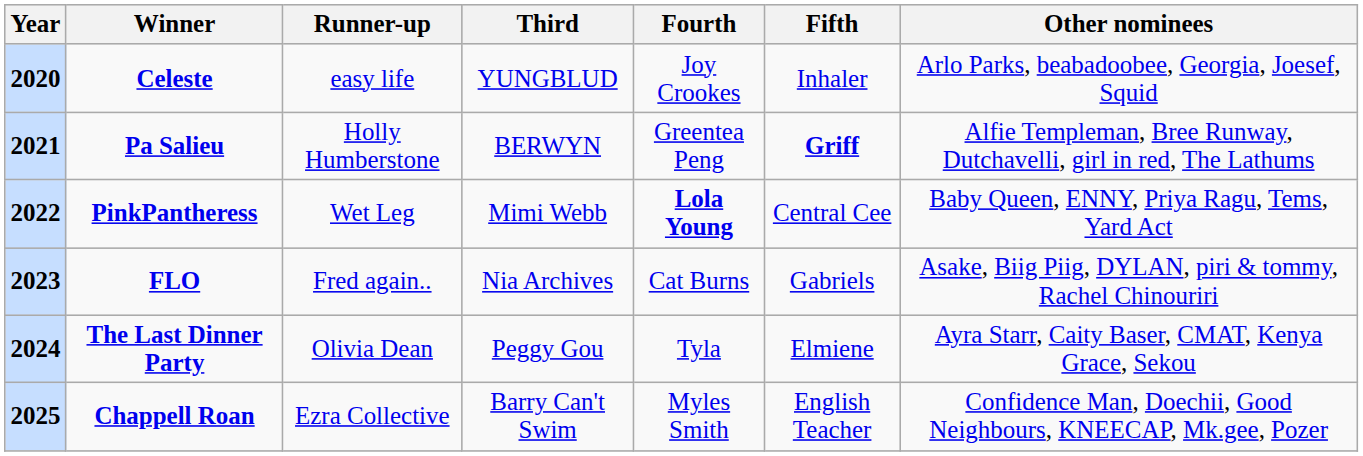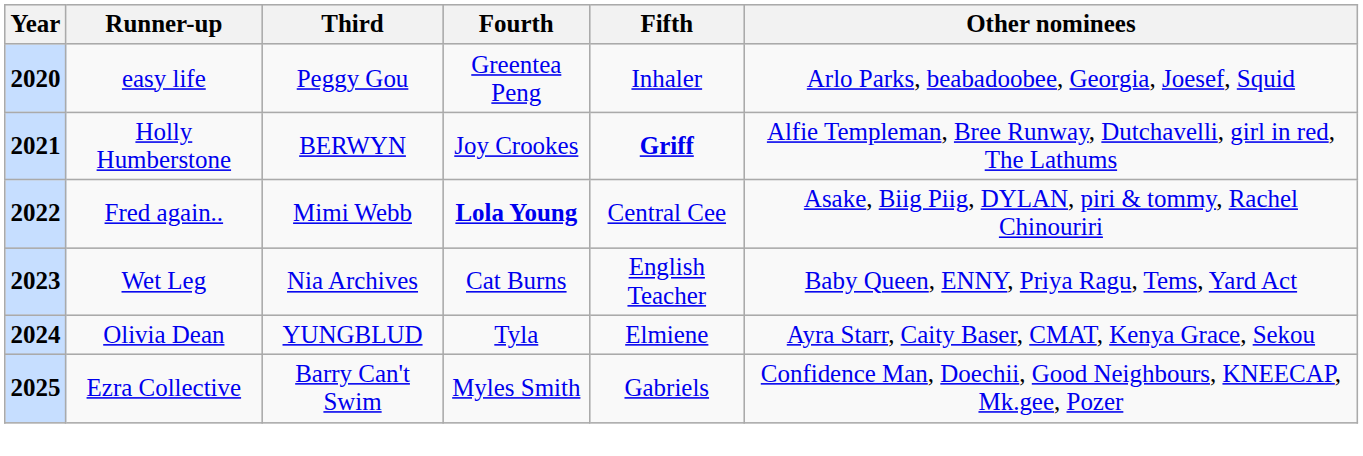- column: (175, 24)
(548, 77) YUNGBLUD -> (353, 77) Peggy Gou
(699, 77) Joy Crookes -> (516, 77) Greentea Peng
(699, 145) Greentea Peng -> (516, 145) Joy Crookes
(372, 213) Wet Leg -> (164, 213) Fred again..
(1129, 213) Baby Queen, ENNY, Priya Ragu, Tems, Yard Act -> (1051, 213) Asake, Biig Piig, DYLAN, piri & tommy, Rachel Chinouriri
(372, 280) Fred again.. -> (164, 280) Wet Leg
(832, 280) Gabriels -> (667, 280) English Teacher
(1129, 280) Asake, Biig Piig, DYLAN, piri & tommy, Rachel Chinouriri -> (1051, 280) Baby Queen, ENNY, Priya Ragu, Tems, Yard Act
(548, 348) Peggy Gou -> (353, 334) YUNGBLUD
(832, 416) English Teacher -> (667, 388) Gabriels
